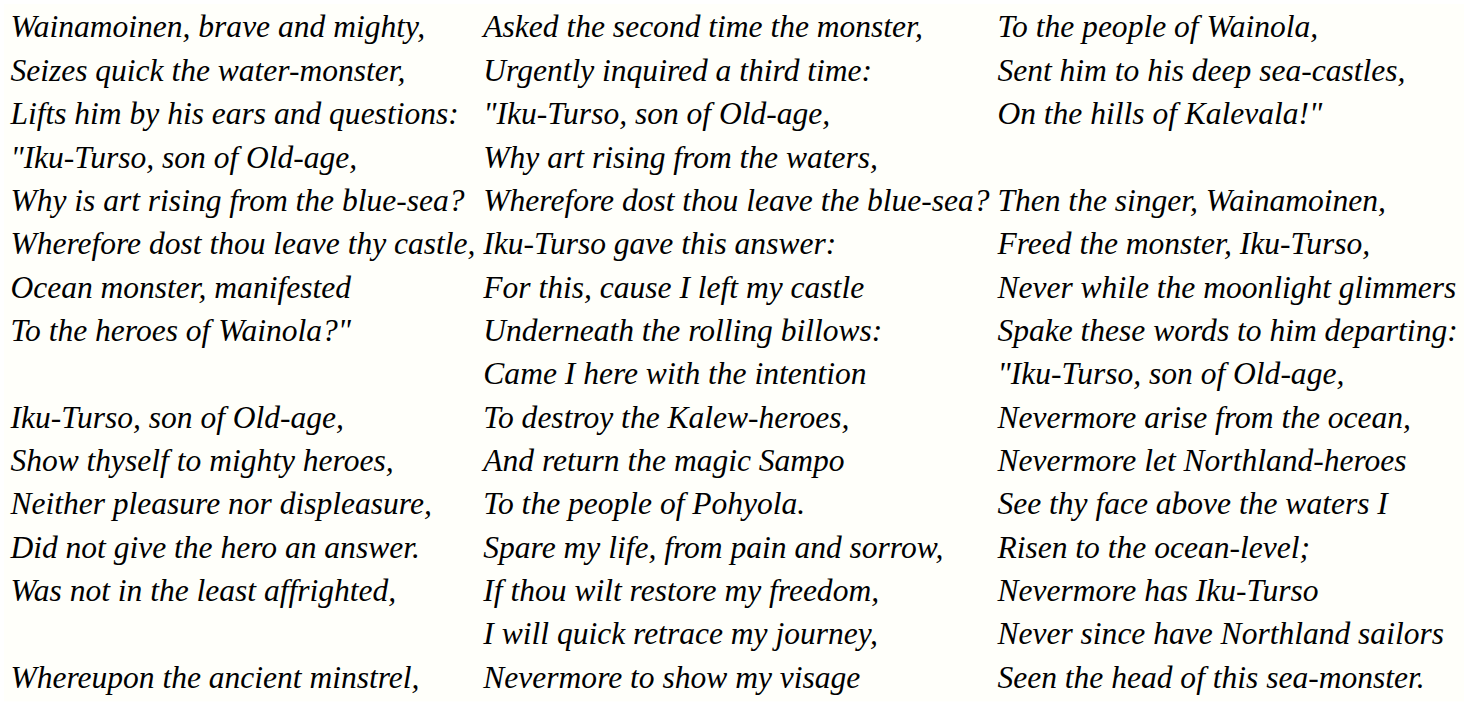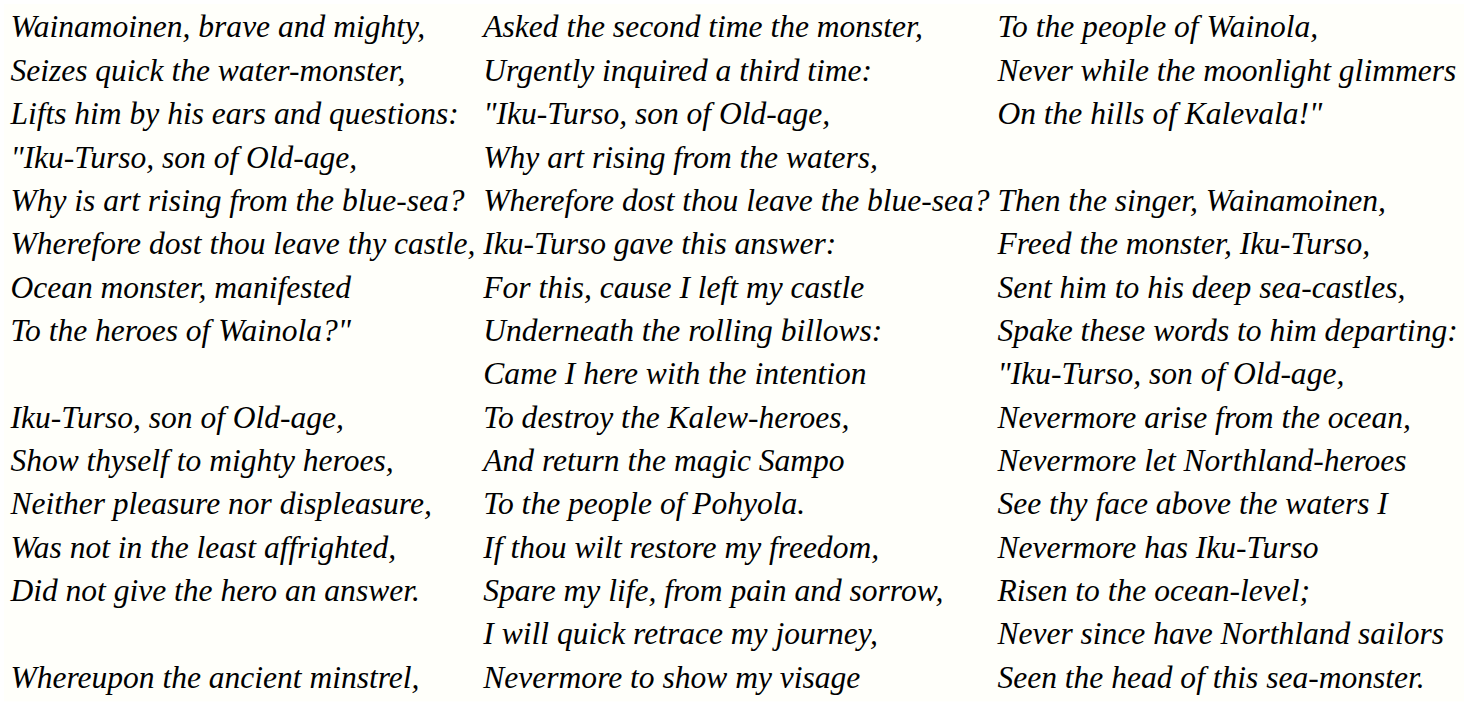(1201, 70) Sent him to his deep sea-castles, -> (1227, 70) Never while the moonlight glimmers
(1227, 287) Never while the moonlight glimmers -> (1201, 287) Sent him to his deep sea-castles,
rows swapped: (681, 590) <-> (713, 547)
